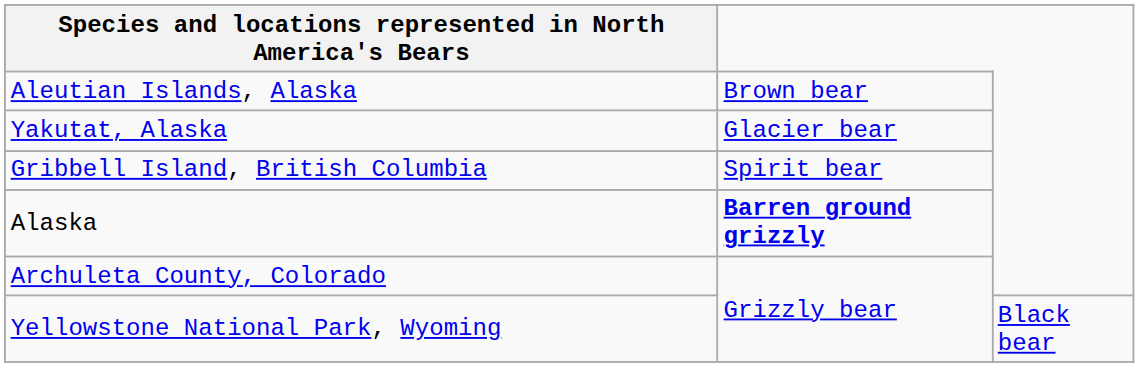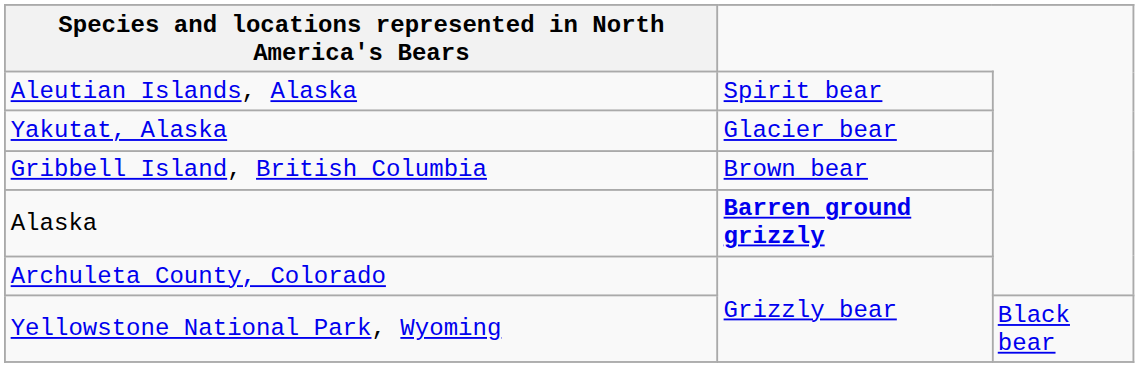(796, 91) Brown bear -> (803, 91) Spirit bear
(803, 170) Spirit bear -> (796, 170) Brown bear
